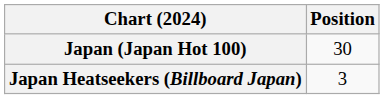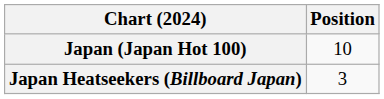(343, 49) 30 -> (343, 49) 10
